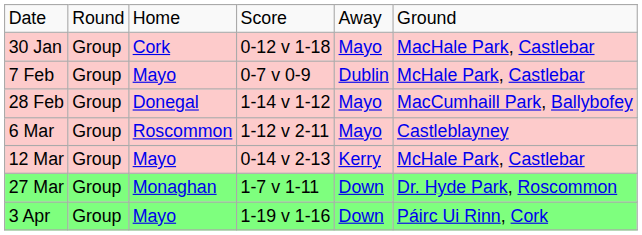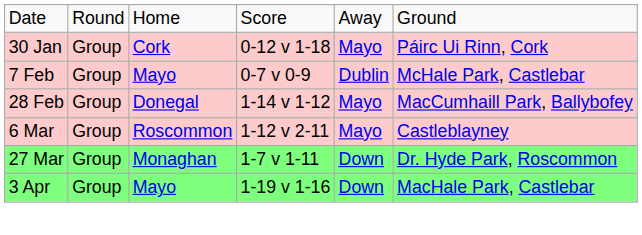(496, 46) MacHale Park, Castlebar -> (473, 46) Páirc Ui Rinn, Cork
- row: (36, 159)
(473, 215) Páirc Ui Rinn, Cork -> (496, 187) MacHale Park, Castlebar
